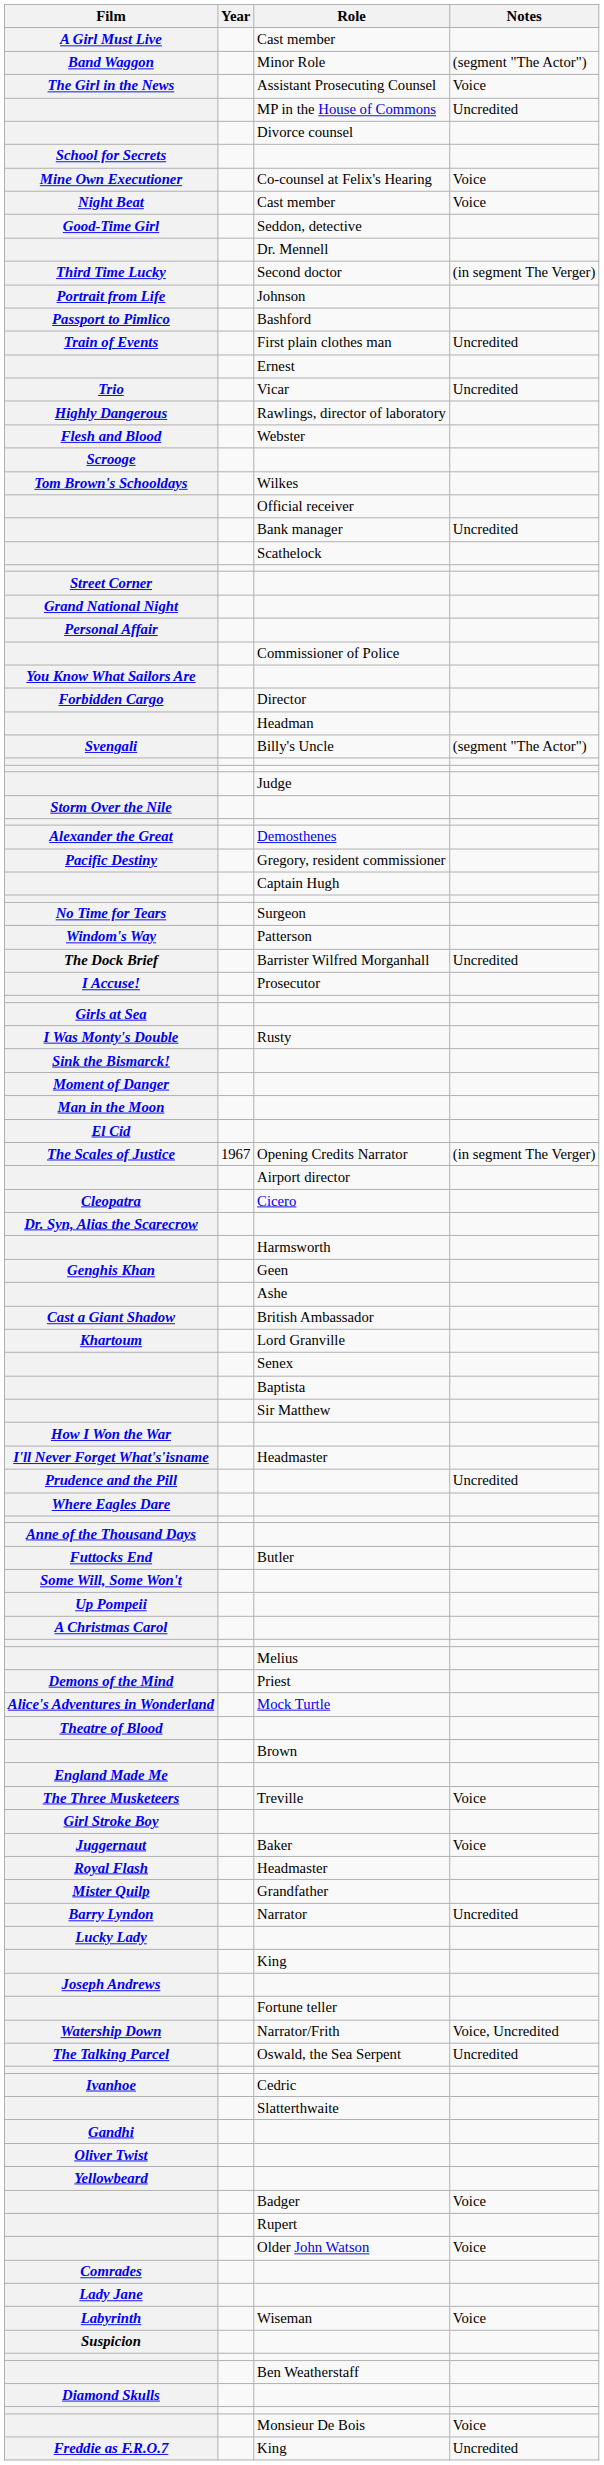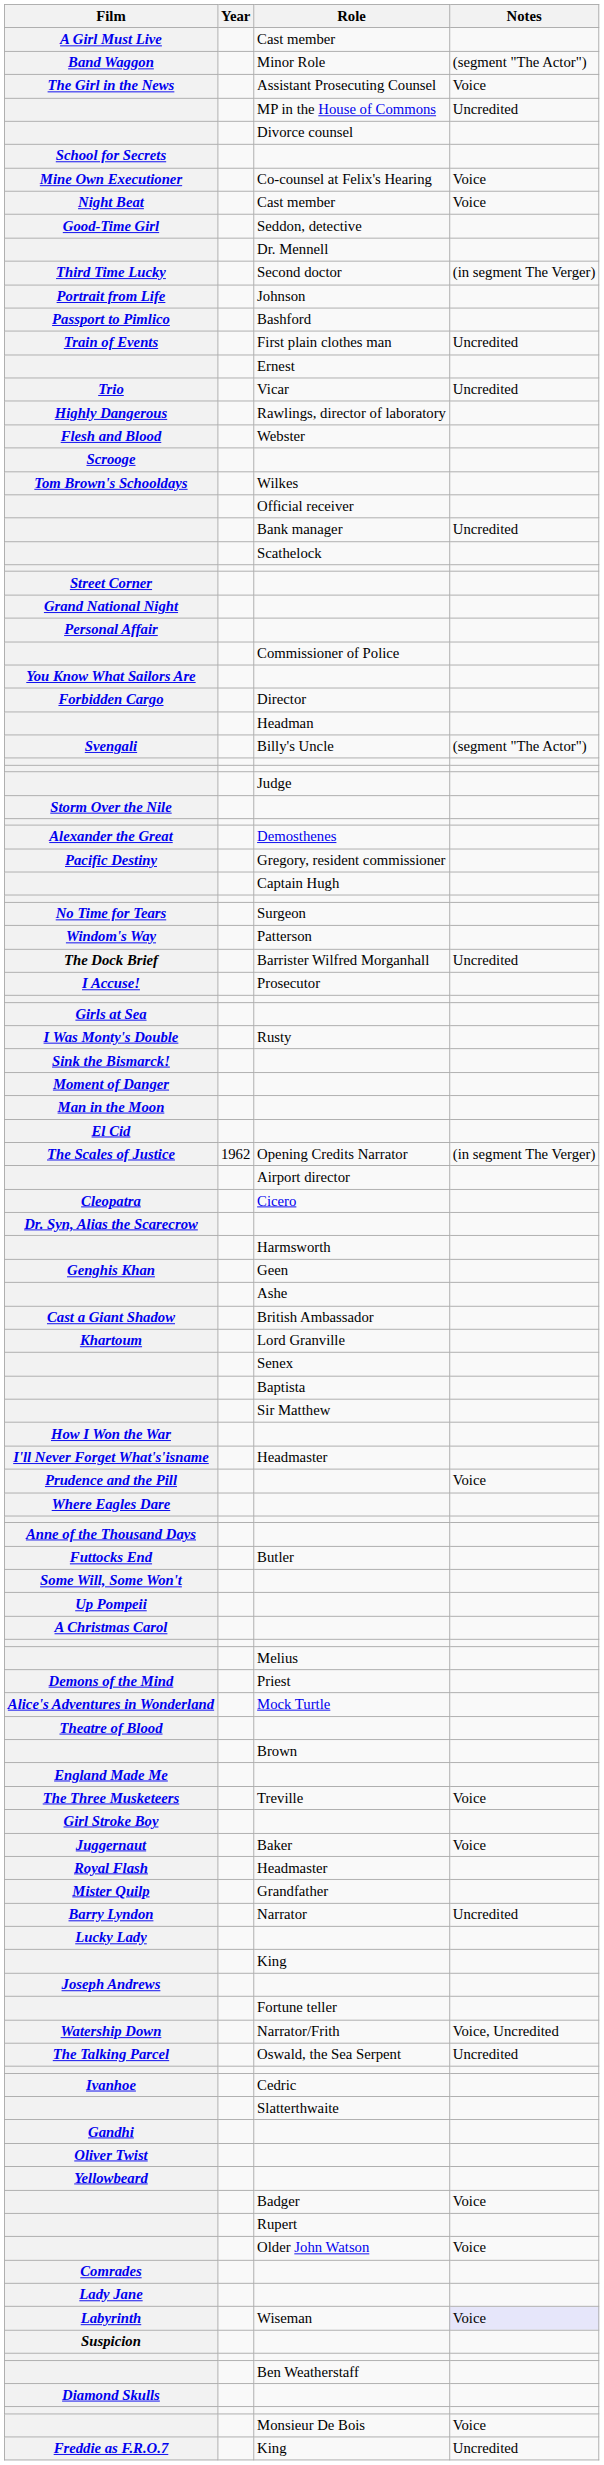(236, 1154) 1967 -> (236, 1154) 1962
(485, 1480) Uncredited -> (469, 1480) Voice
(469, 2318) no background -> (469, 2318) lavender background
